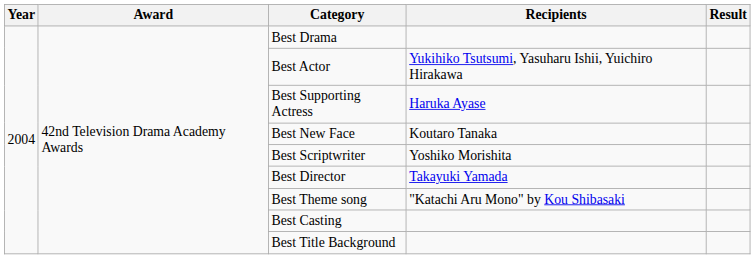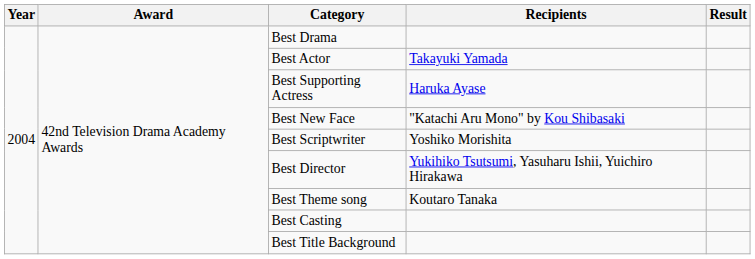(531, 66) Yukihiko Tsutsumi, Yasuharu Ishii, Yuichiro Hirakawa -> (458, 59) Takayuki Yamada
(453, 133) Koutaro Tanaka -> (517, 118) "Katachi Aru Mono" by Kou Shibasaki
(458, 177) Takayuki Yamada -> (531, 169) Yukihiko Tsutsumi, Yasuharu Ishii, Yuichiro Hirakawa
(517, 199) "Katachi Aru Mono" by Kou Shibasaki -> (453, 199) Koutaro Tanaka
